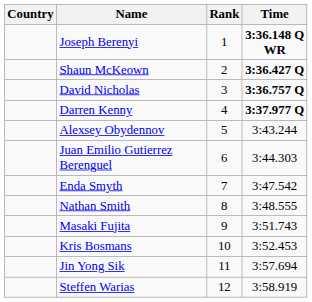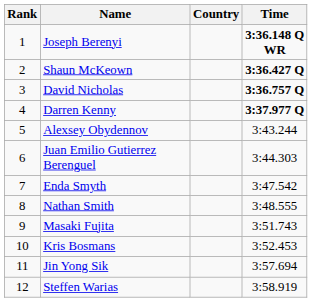columns swapped: (224, 14) <-> (30, 14)
